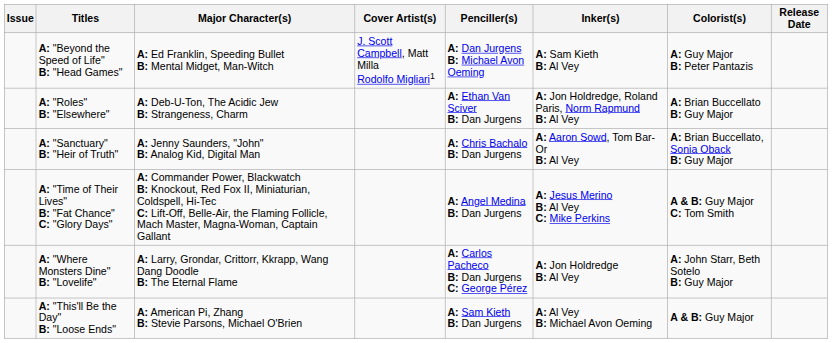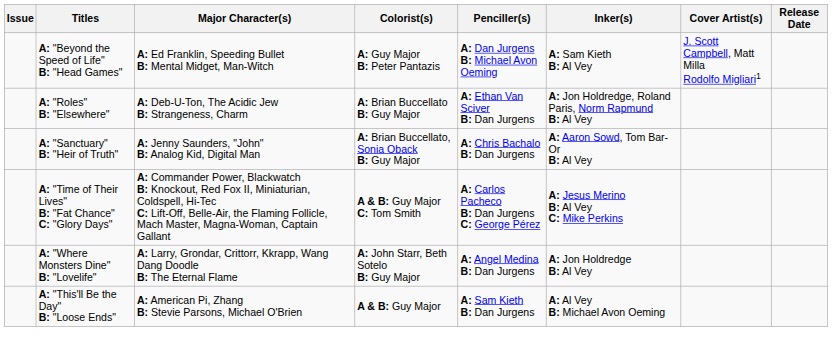columns swapped: (400, 18) <-> (719, 18)
(487, 207) A: Angel Medina B: Dan Jurgens -> (500, 207) A: Carlos Pacheco B: Dan Jurgens C: George Pérez
(487, 271) A: Carlos Pacheco B: Dan Jurgens C: George Pérez -> (500, 265) A: Angel Medina B: Dan Jurgens
